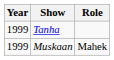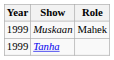rows swapped: (53, 47) <-> (46, 30)
